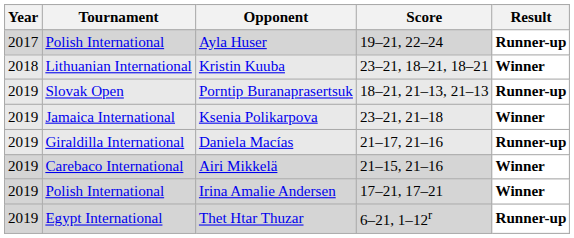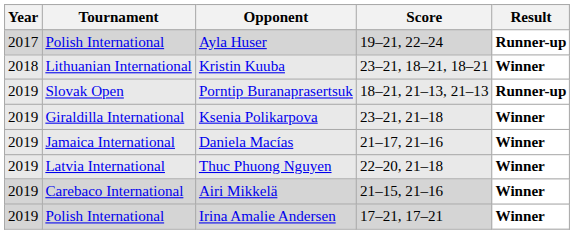(110, 117) Jamaica International -> (115, 117) Giraldilla International
(115, 142) Giraldilla International -> (110, 142) Jamaica International
(531, 142) Runner-up -> (520, 142) Winner
+ row: (265, 166)
- row: (251, 218)
